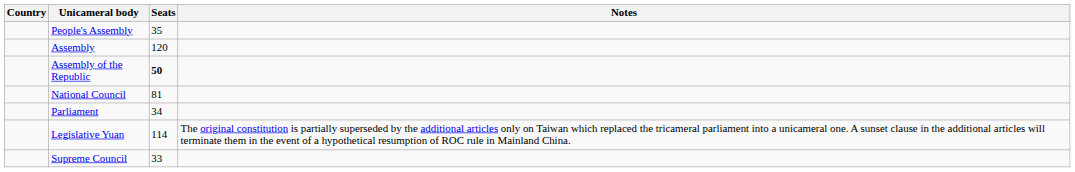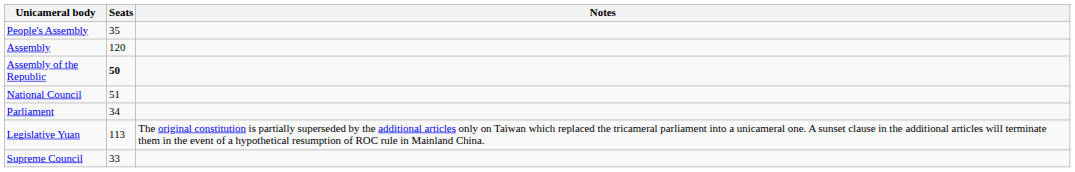- column: (26, 13)
(157, 94) 81 -> (115, 94) 51
(159, 135) 114 -> (117, 135) 113
